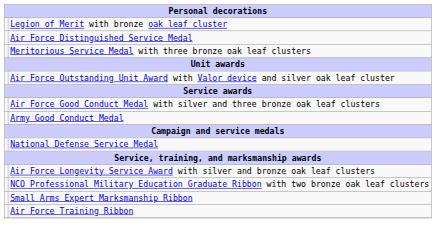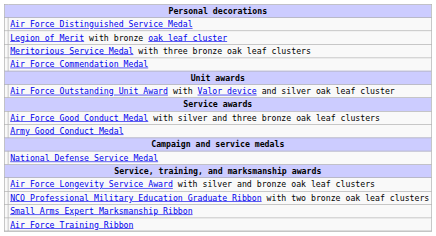rows swapped: (101, 38) <-> (119, 24)
+ row: (79, 64)
